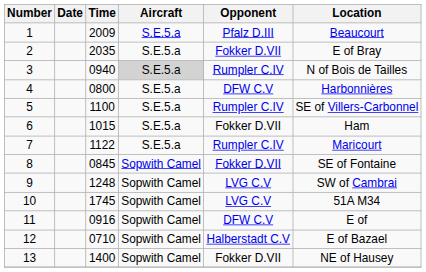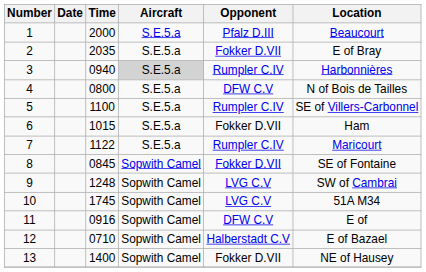(102, 32) 2009 -> (102, 32) 2000
(357, 70) N of Bois de Tailles -> (357, 70) Harbonnières
(357, 88) Harbonnières -> (357, 88) N of Bois de Tailles
